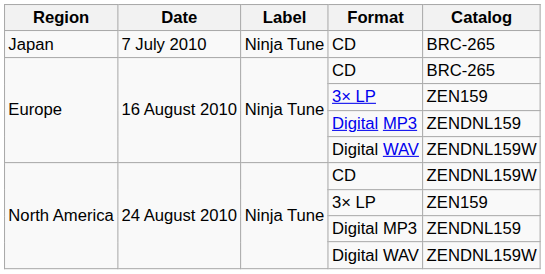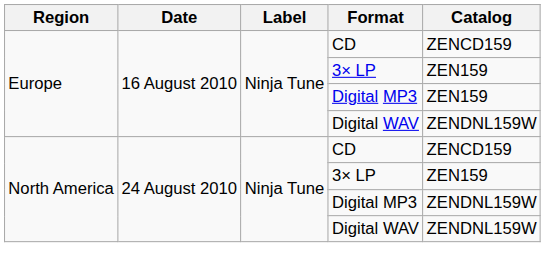- row: (31, 44)
(461, 70) BRC-265 -> (469, 44) ZENCD159
(474, 123) ZENDNL159 -> (457, 96) ZEN159
(482, 176) ZENDNL159W -> (469, 149) ZENCD159
(474, 228) ZENDNL159 -> (482, 202) ZENDNL159W
